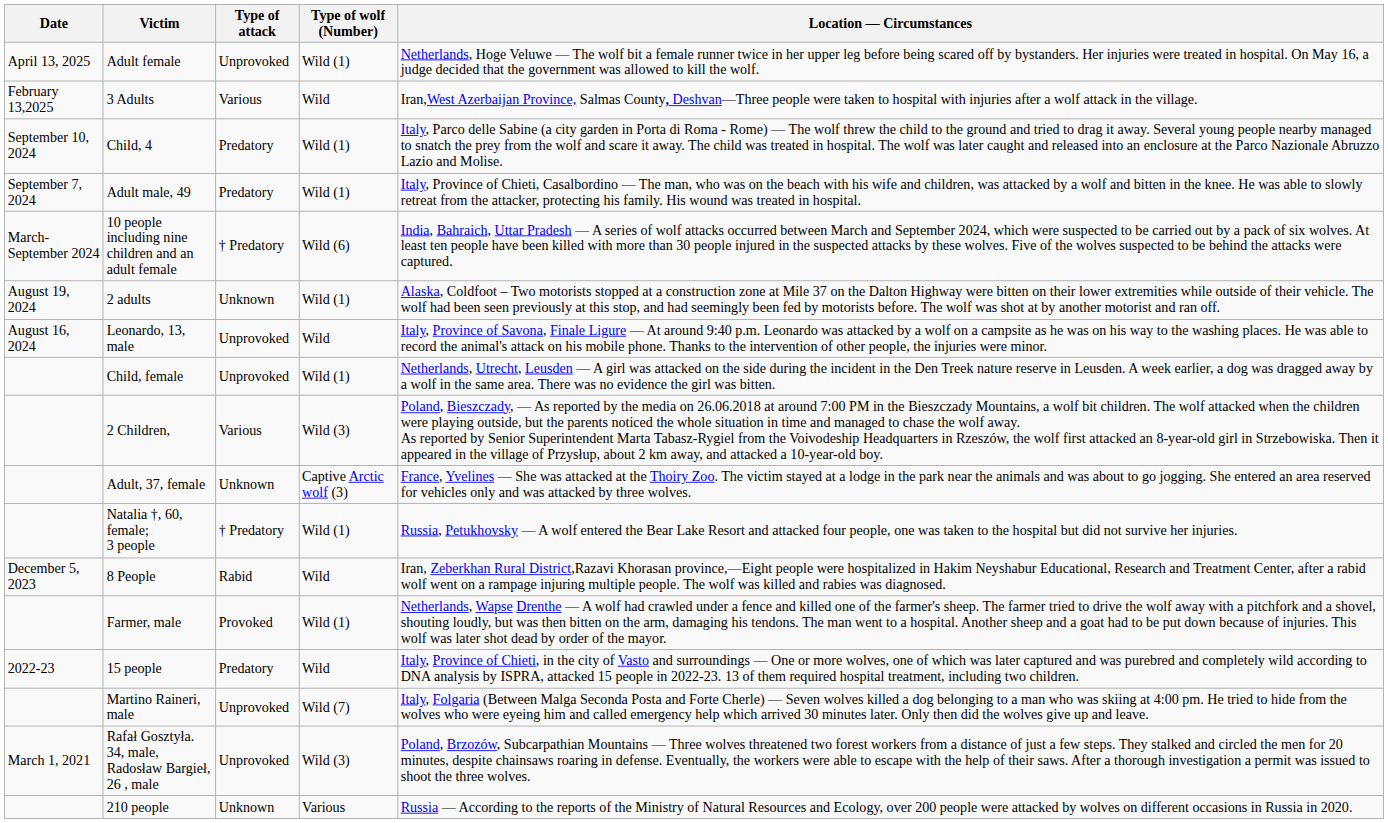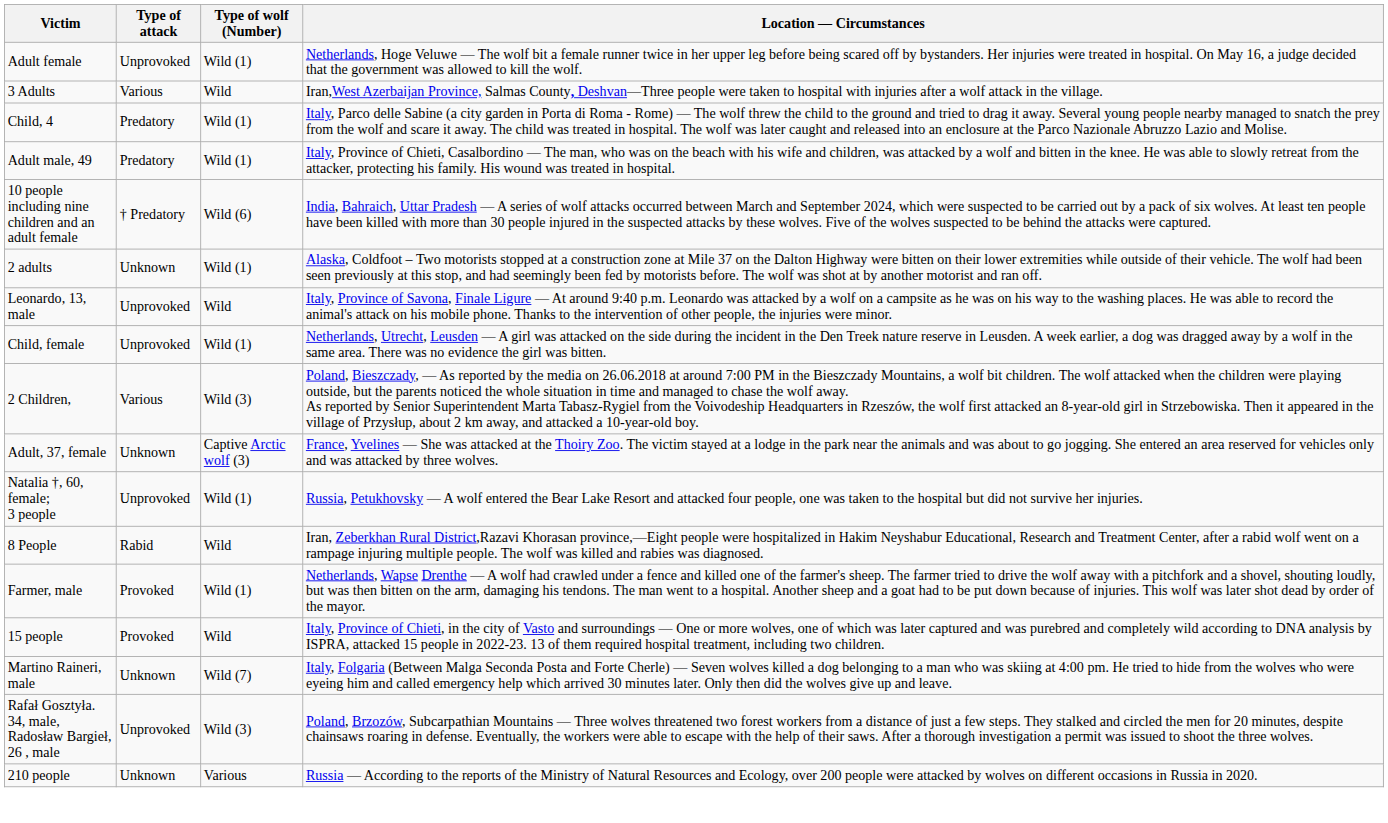- column: (54, 23)
(251, 530) † Predatory -> (155, 498) Unprovoked
(246, 668) Predatory -> (147, 637) Provoked
(254, 707) Unprovoked -> (148, 675) Unknown
